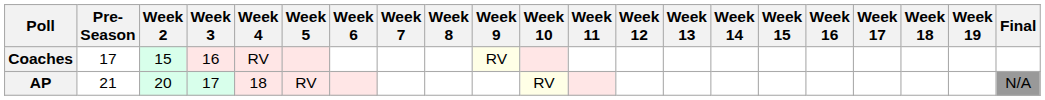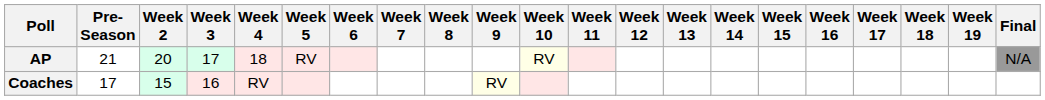rows swapped: (41, 84) <-> (41, 59)
